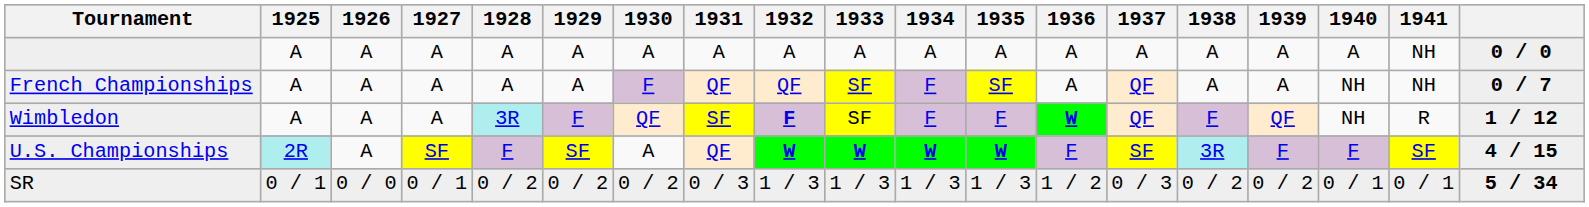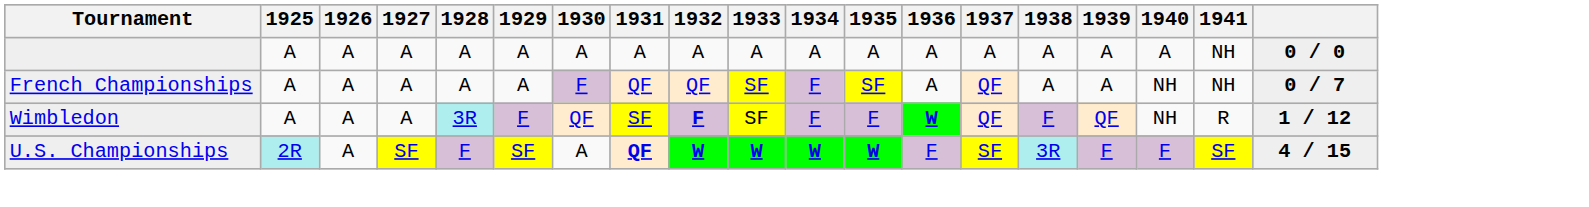(719, 152) normal -> (640, 152) bold
- row: (22, 185)
